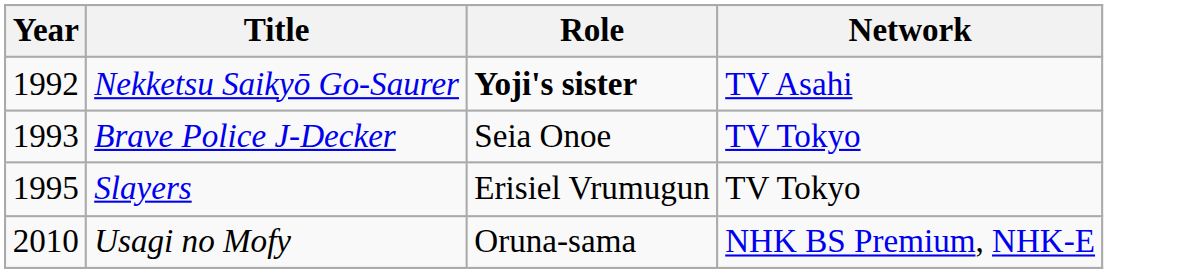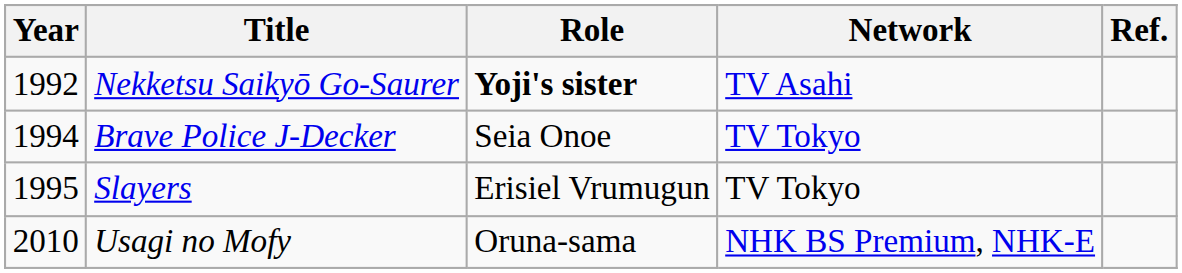+ column: (1139, 30)
(46, 135) 1993 -> (46, 135) 1994
